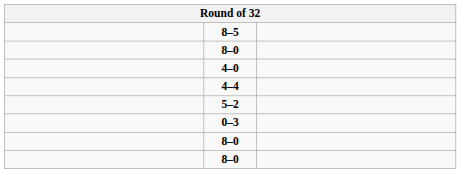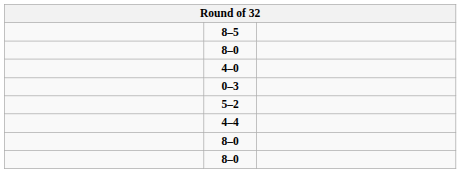rows swapped: (104, 87) <-> (104, 123)
